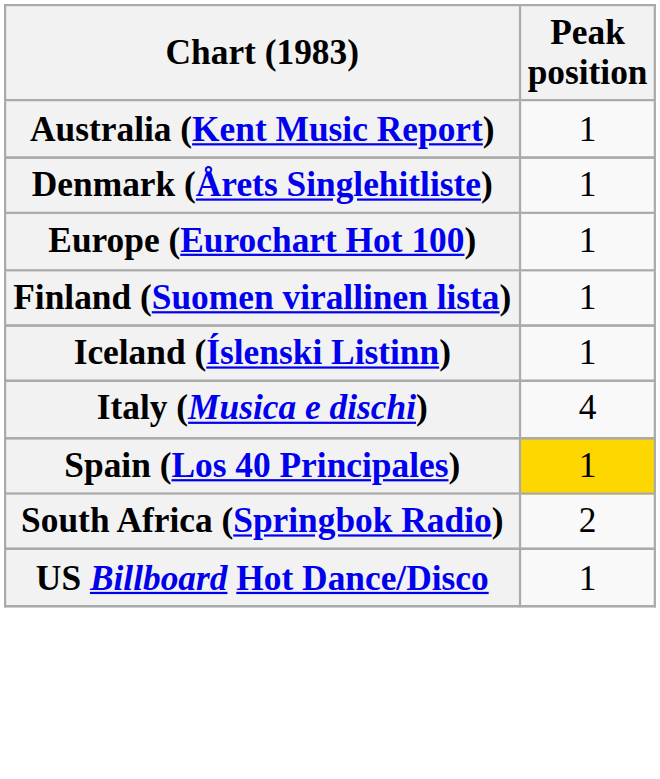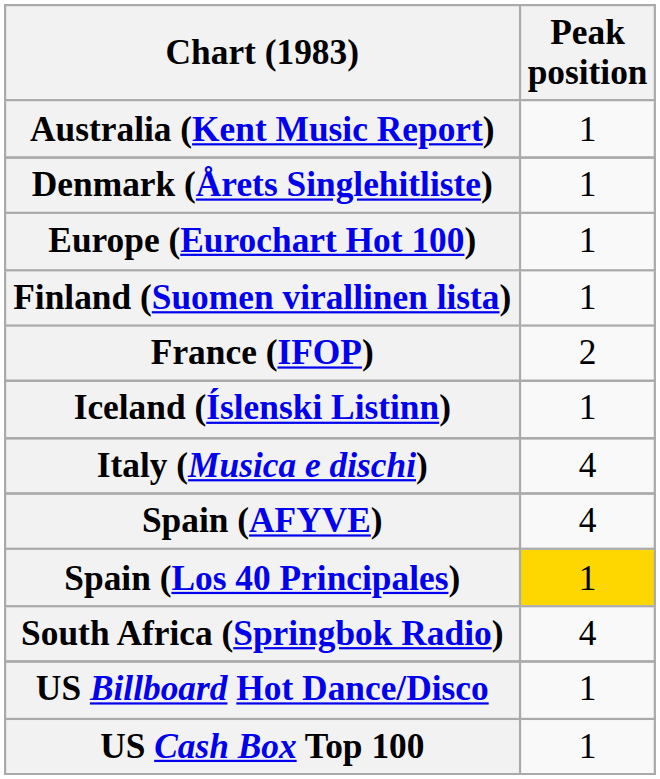+ row: (262, 352)
+ row: (262, 520)
(588, 520) 2 -> (588, 633) 4
+ row: (262, 745)
